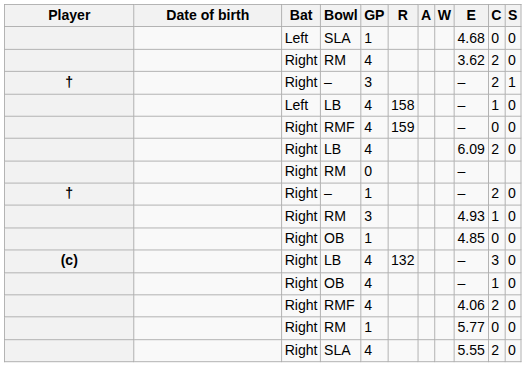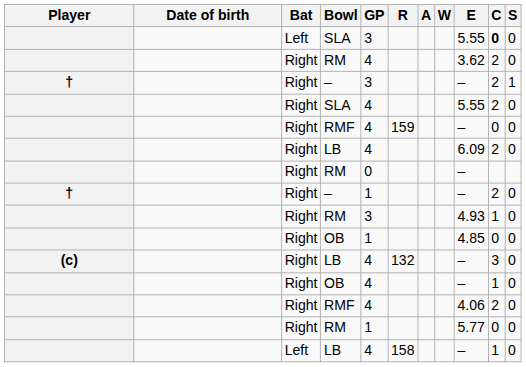(368, 37) 1 -> (368, 37) 3
(471, 37) 4.68 -> (471, 37) 5.55
(495, 37) normal -> (495, 37) bold
rows swapped: (296, 104) <-> (301, 350)
